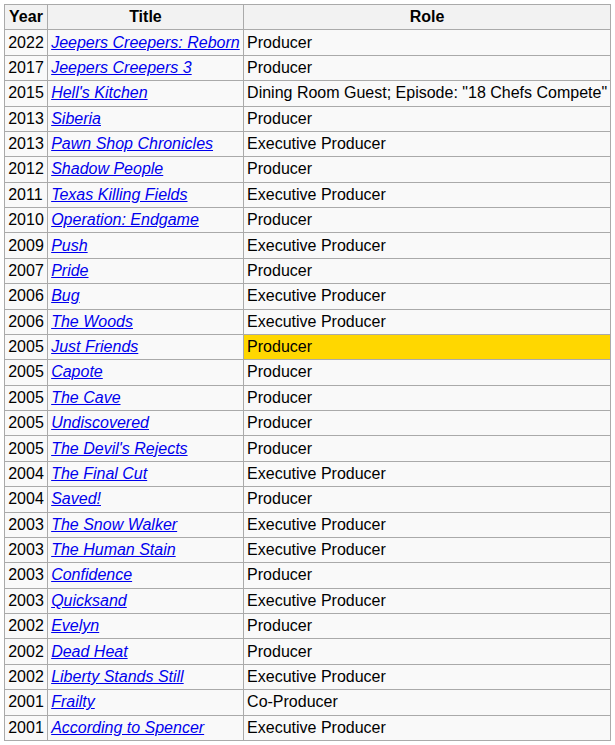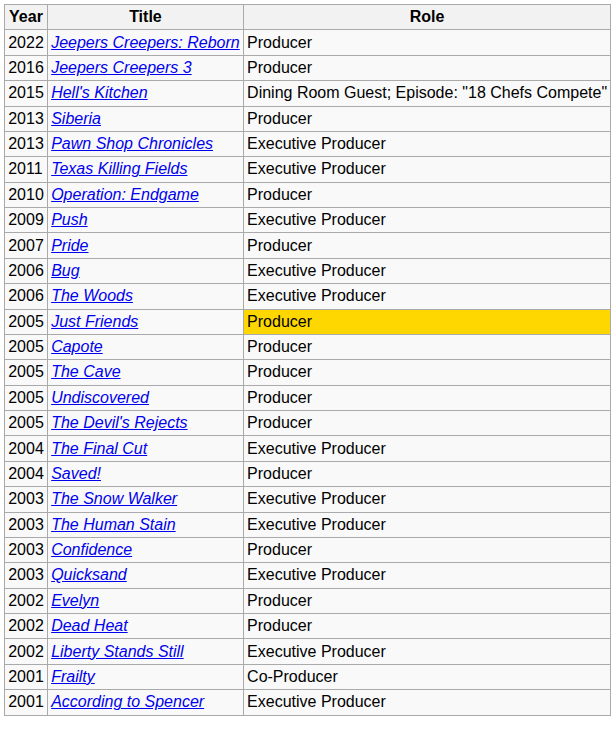(26, 67) 2017 -> (26, 67) 2016
- row: (107, 169)
